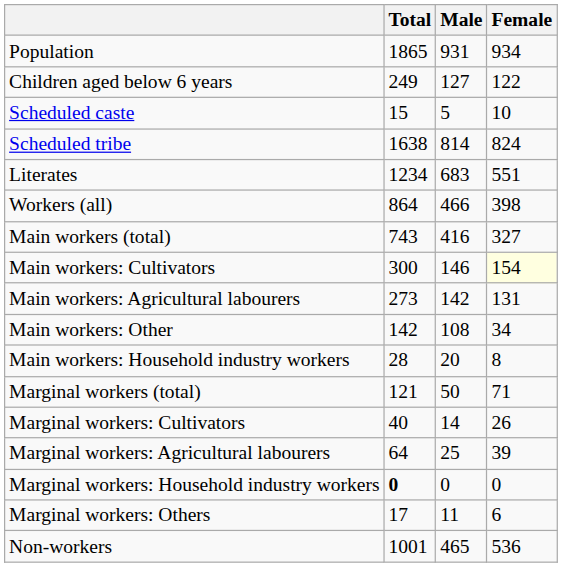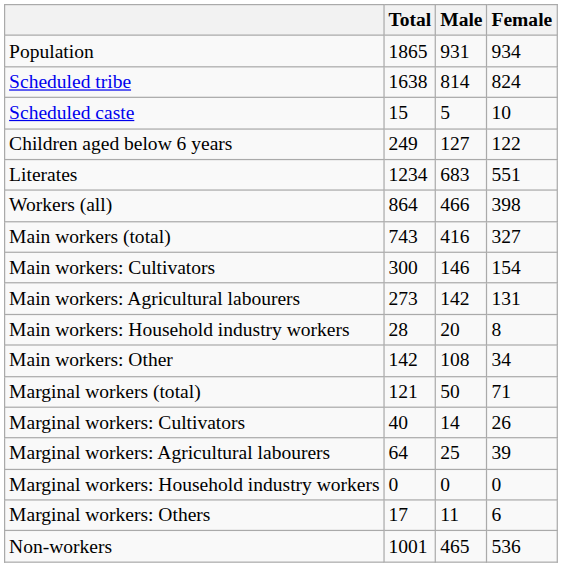rows swapped: (121, 81) <-> (70, 143)
(506, 267) lightyellow background -> (506, 267) no background
rows swapped: (179, 360) <-> (91, 329)
(393, 484) bold -> (393, 484) normal
